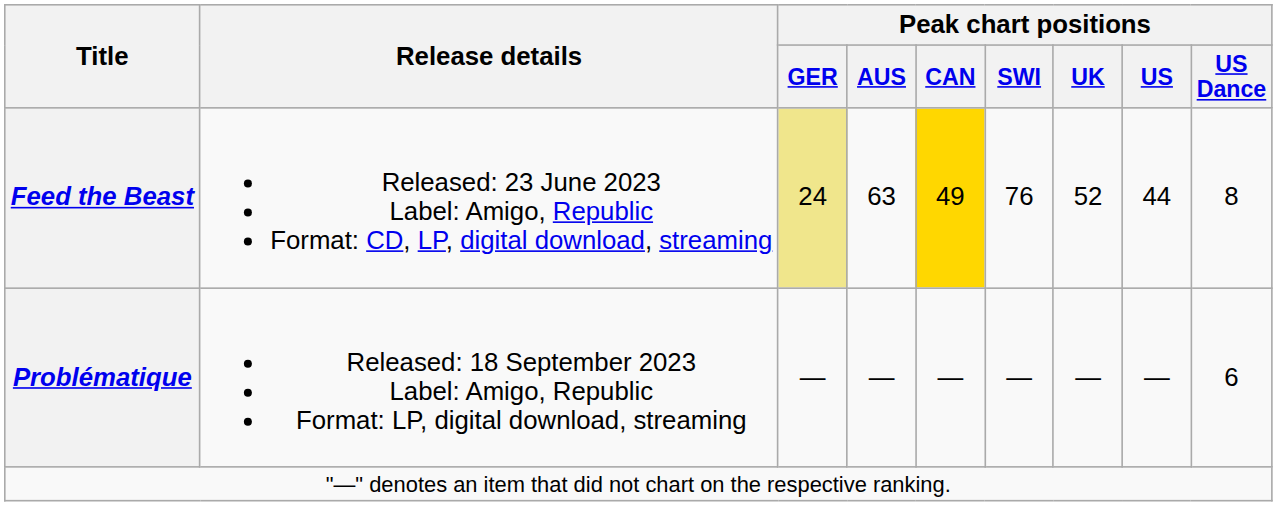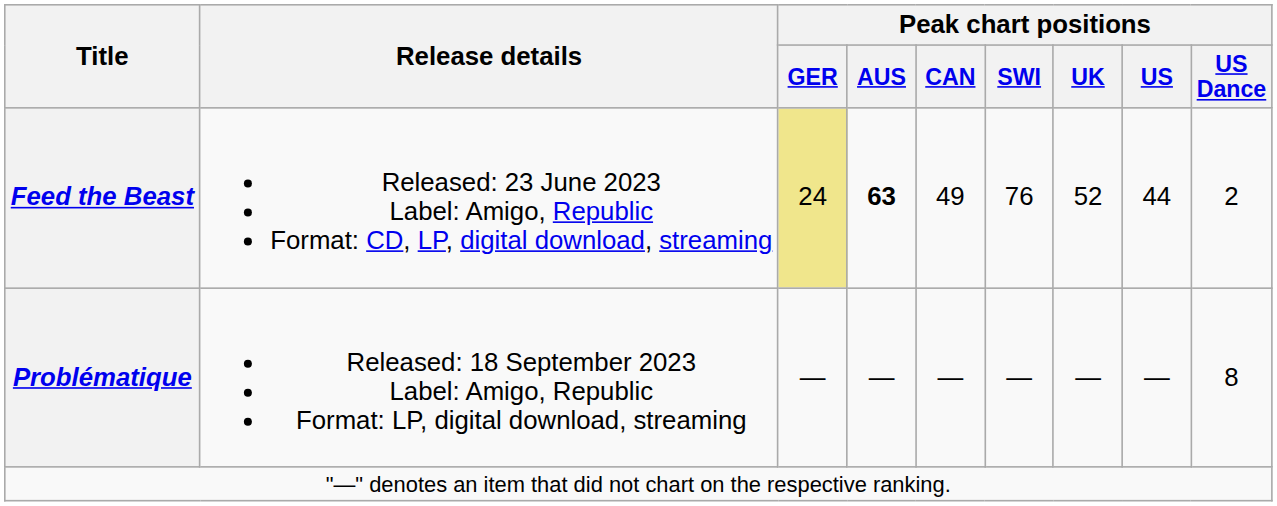(882, 197) normal -> (882, 197) bold
(950, 197) gold background -> (950, 197) no background
(1231, 197) 8 -> (1231, 197) 2
(1231, 376) 6 -> (1231, 376) 8
